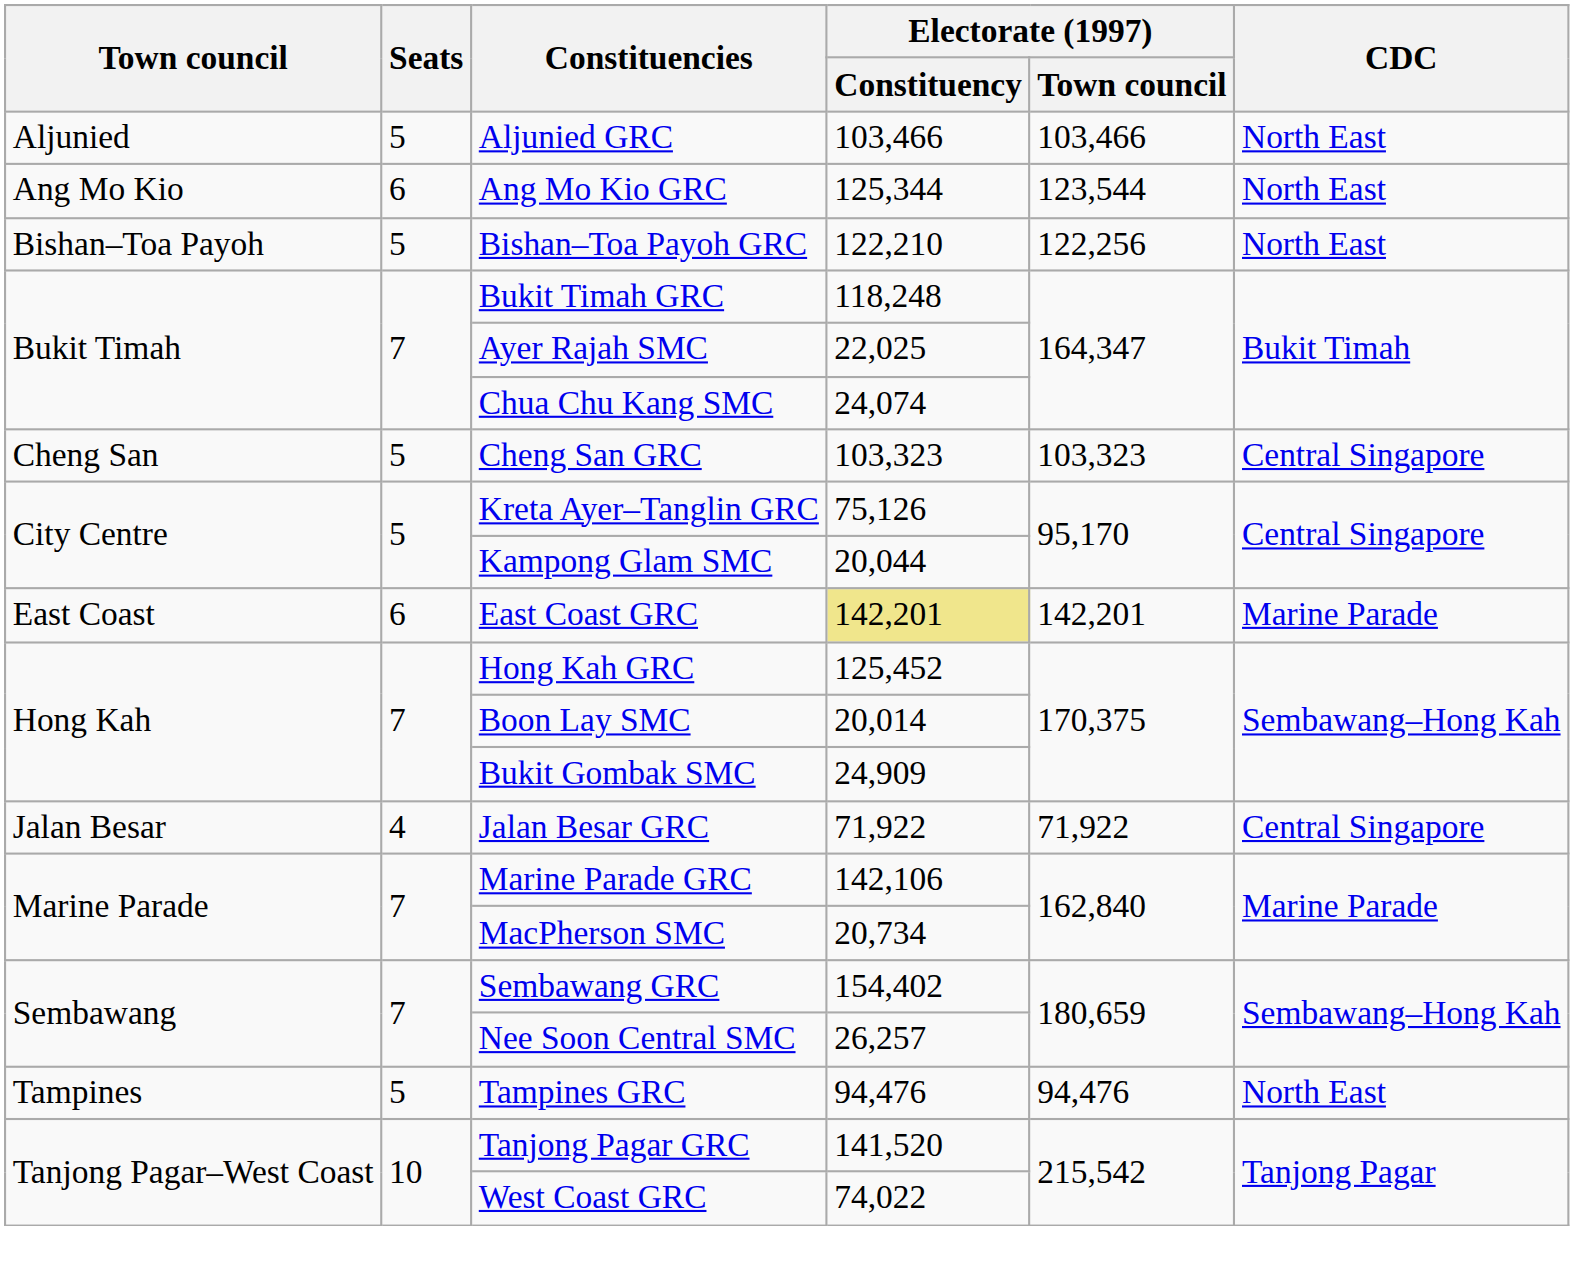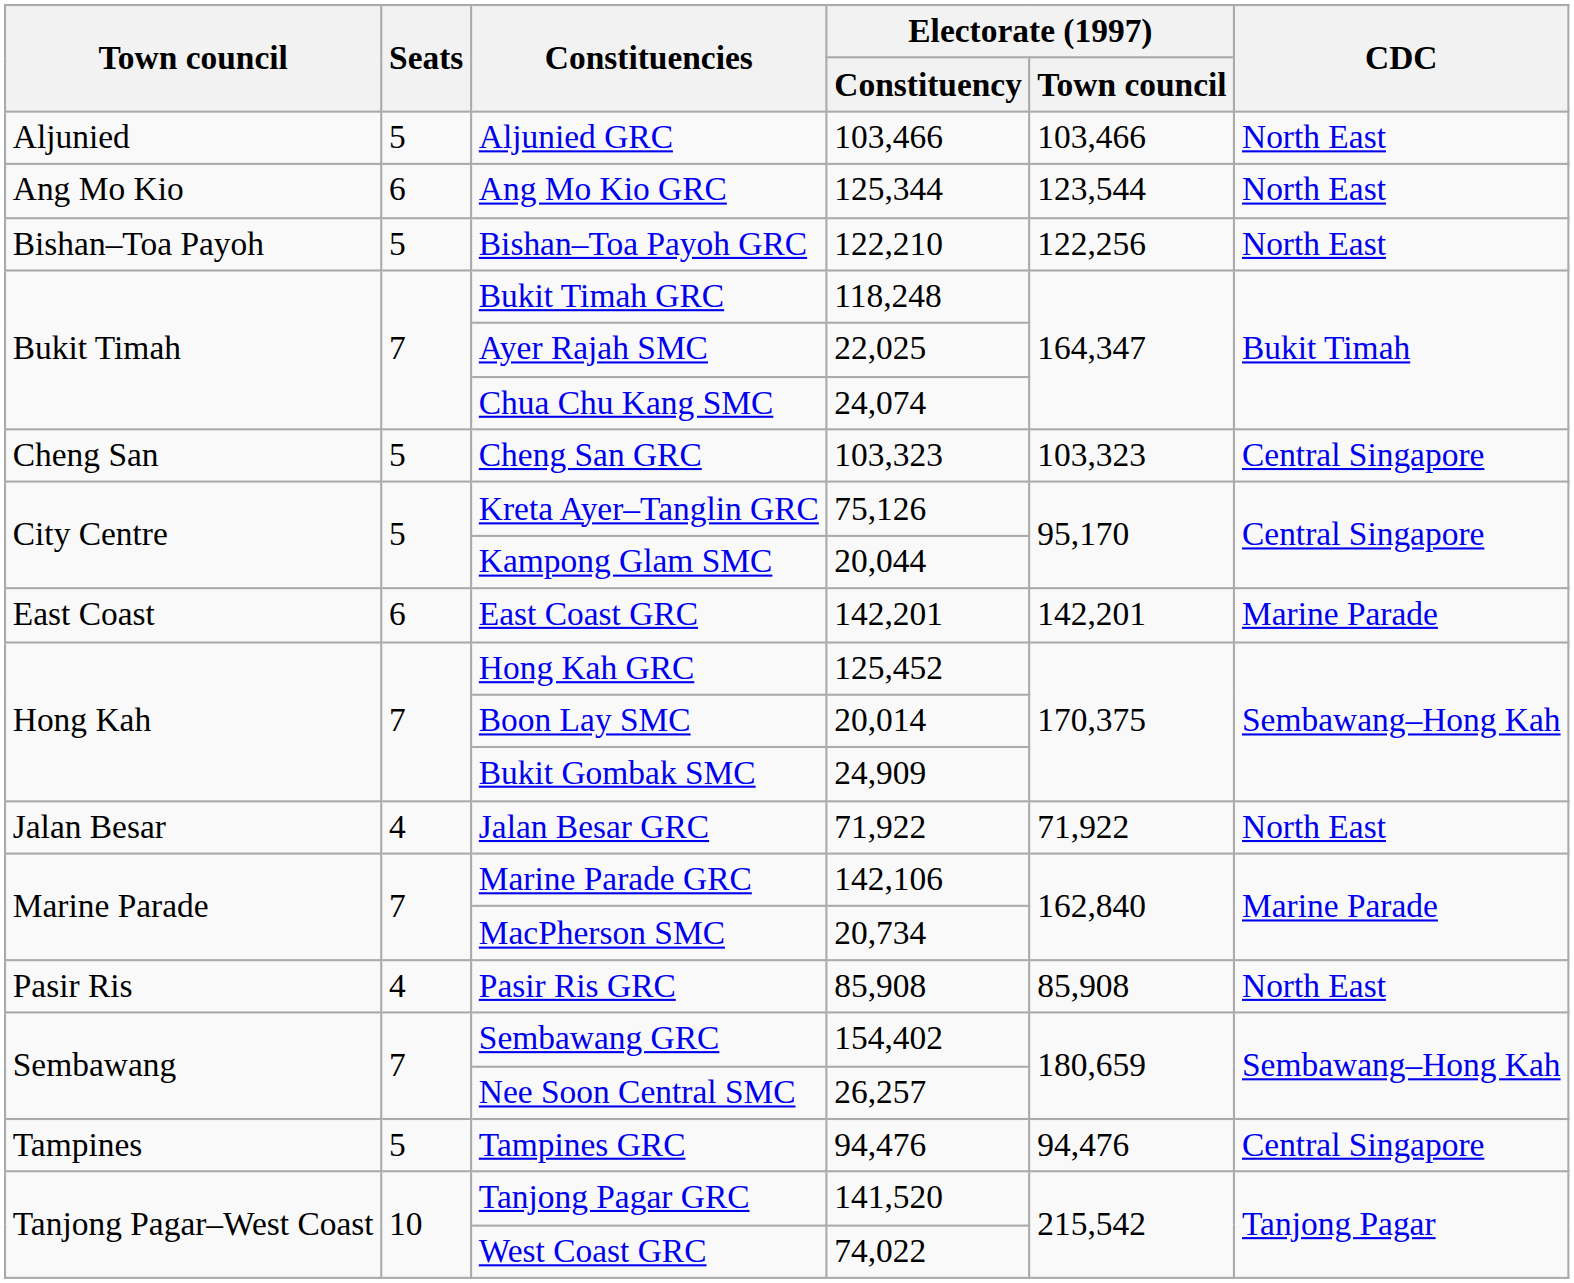(889, 614) khaki background -> (889, 614) no background
(1363, 826) Central Singapore -> (1314, 826) North East
+ row: (577, 985)
(1314, 1091) North East -> (1363, 1144) Central Singapore
